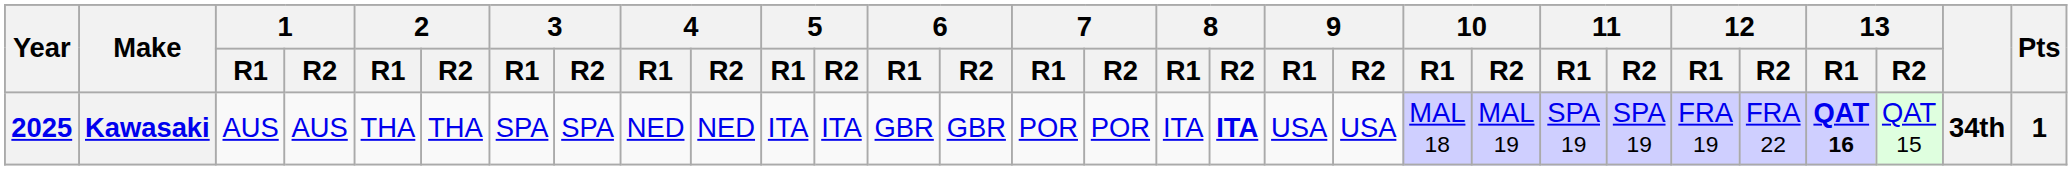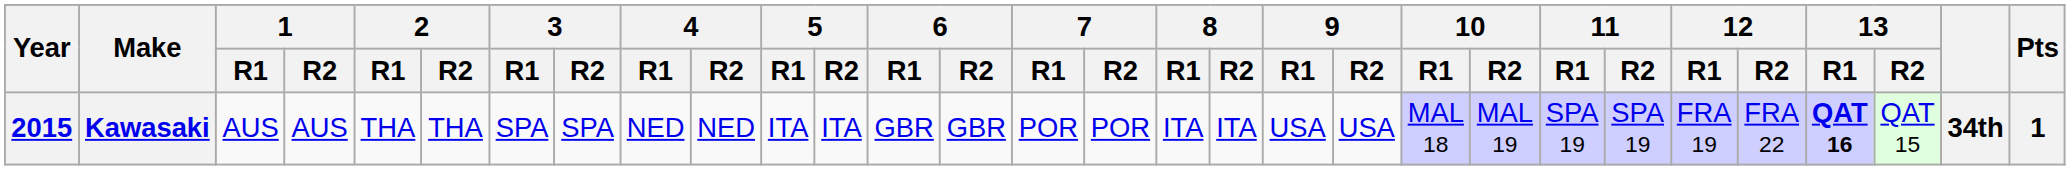(42, 129) 2025 -> (42, 129) 2015
(1237, 129) bold -> (1236, 129) normal
